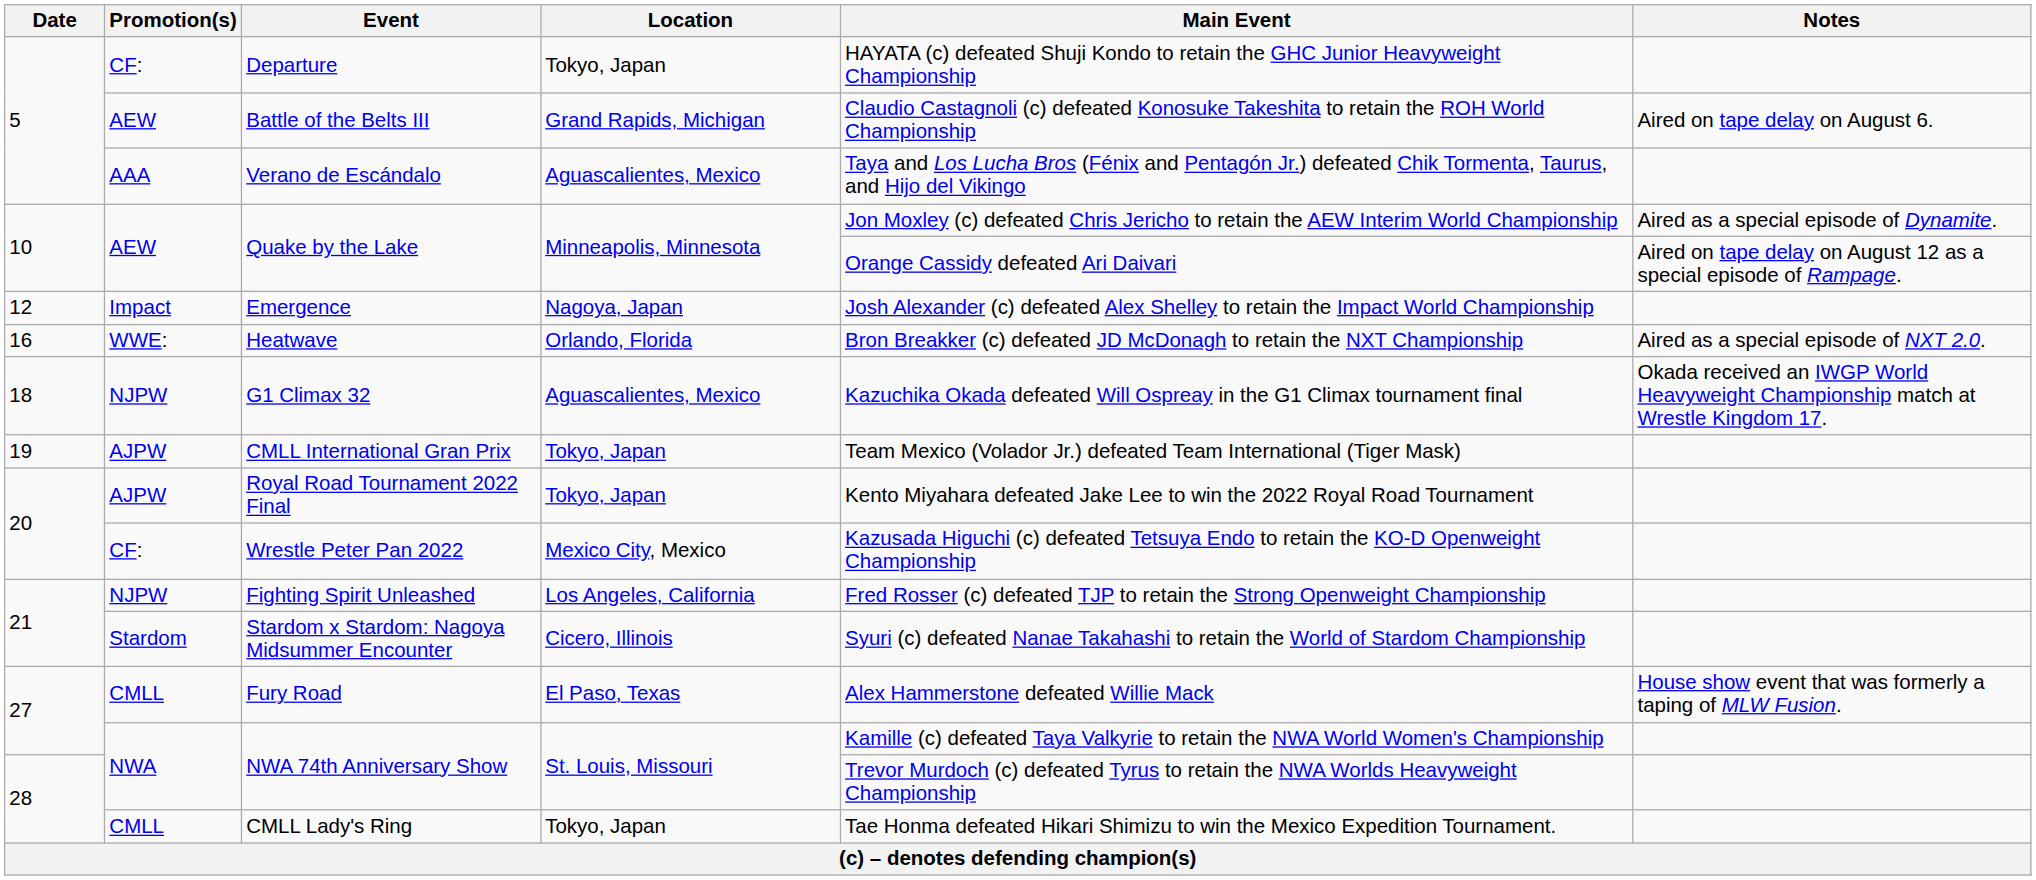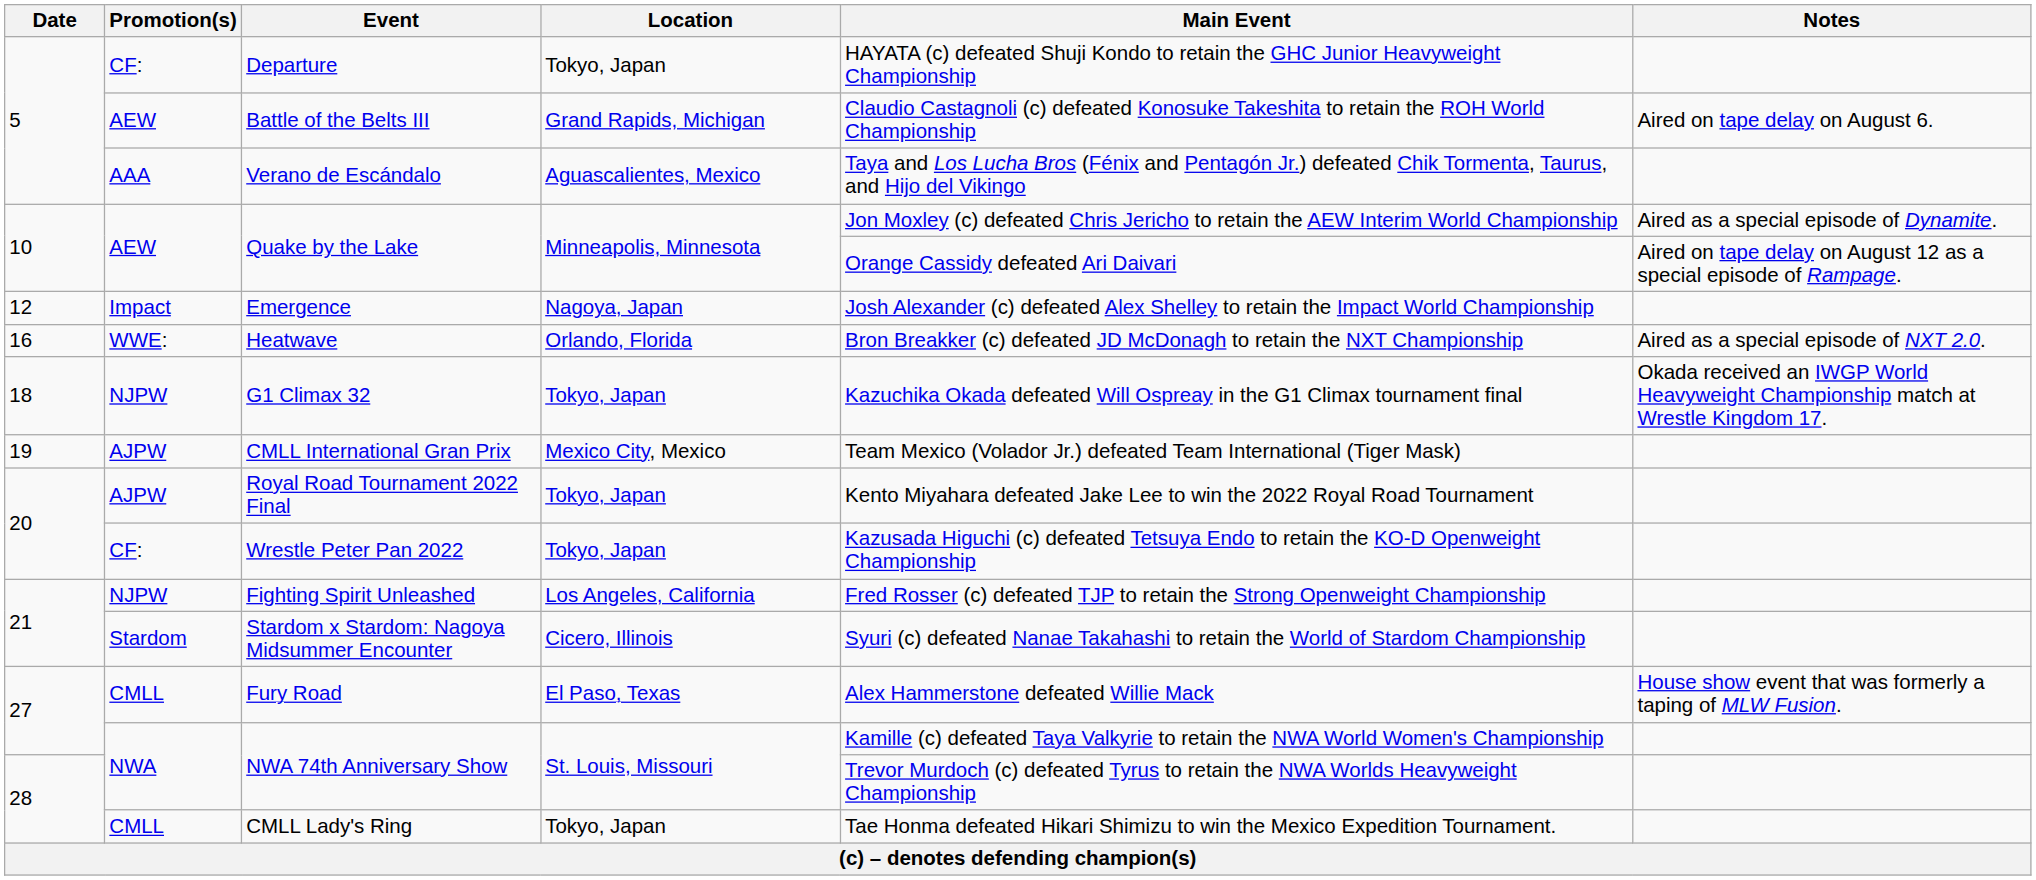(653, 395) Aguascalientes, Mexico -> (606, 395) Tokyo, Japan
(606, 451) Tokyo, Japan -> (636, 451) Mexico City, Mexico
(636, 550) Mexico City, Mexico -> (606, 550) Tokyo, Japan
